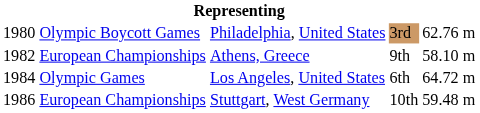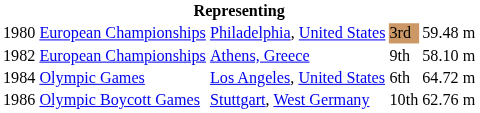(120, 33) Olympic Boycott Games -> (123, 33) European Championships
(449, 33) 62.76 m -> (449, 33) 59.48 m
(123, 99) European Championships -> (120, 99) Olympic Boycott Games
(449, 99) 59.48 m -> (449, 99) 62.76 m
